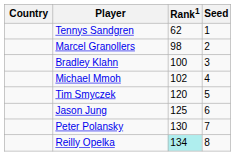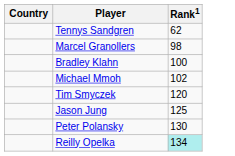- column: (216, 13)
